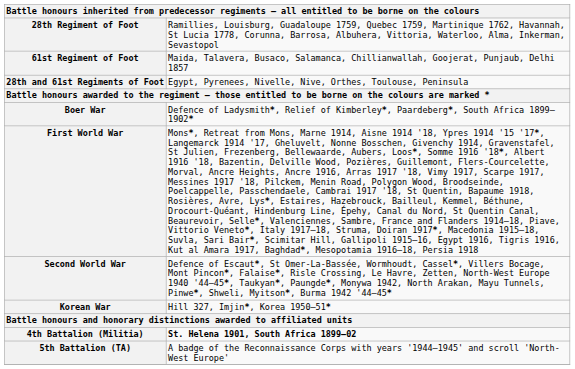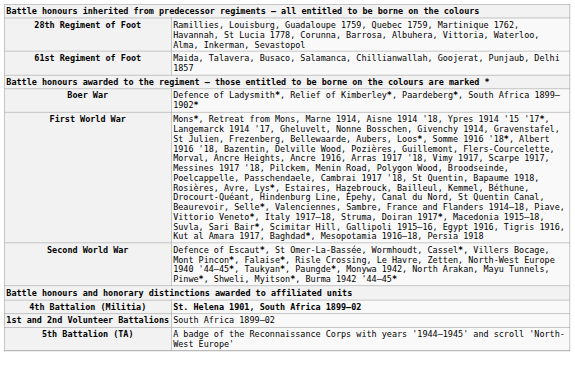- row: (85, 82)
- row: (85, 307)
+ row: (88, 320)
